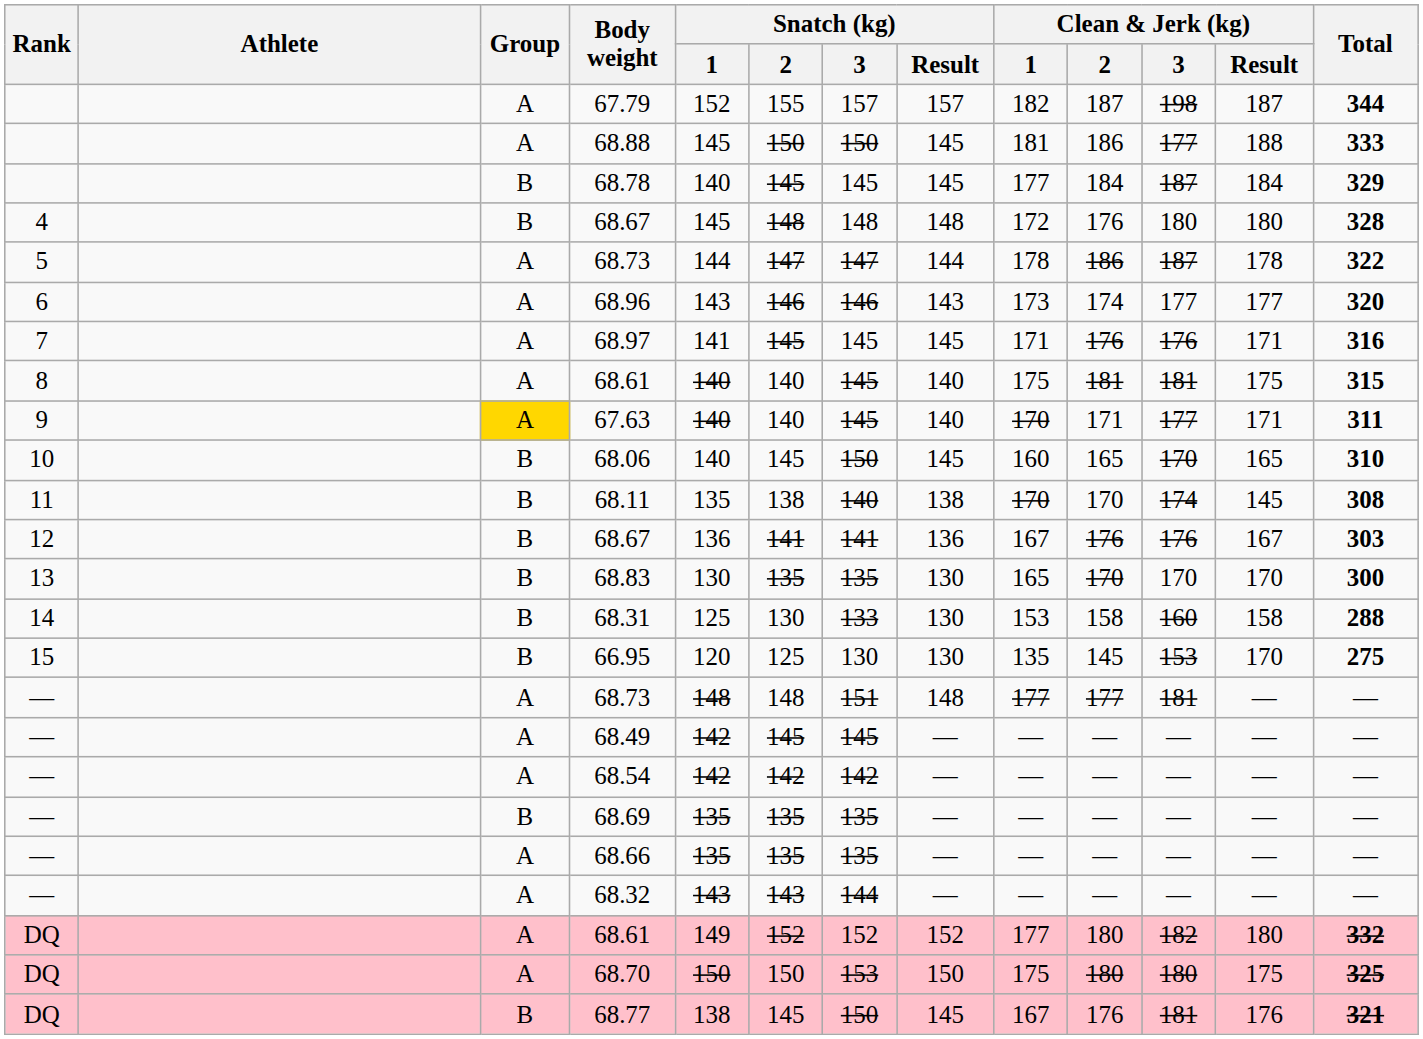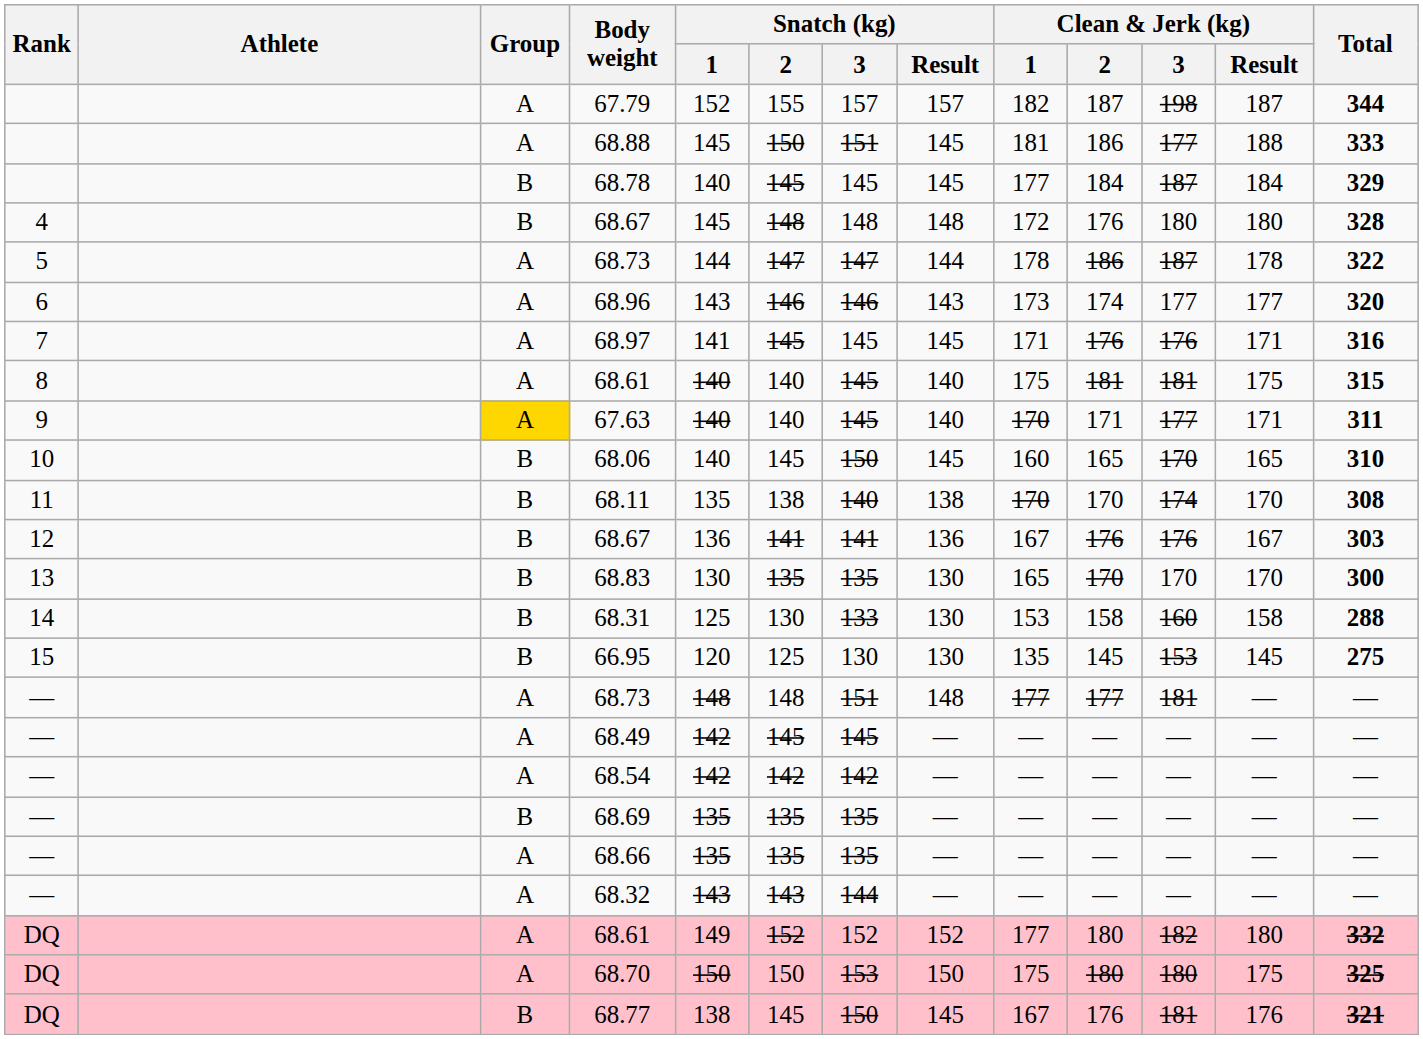(860, 143) 150 -> (860, 143) 151
(1264, 499) 145 -> (1264, 499) 170
(1264, 657) 170 -> (1264, 657) 145
